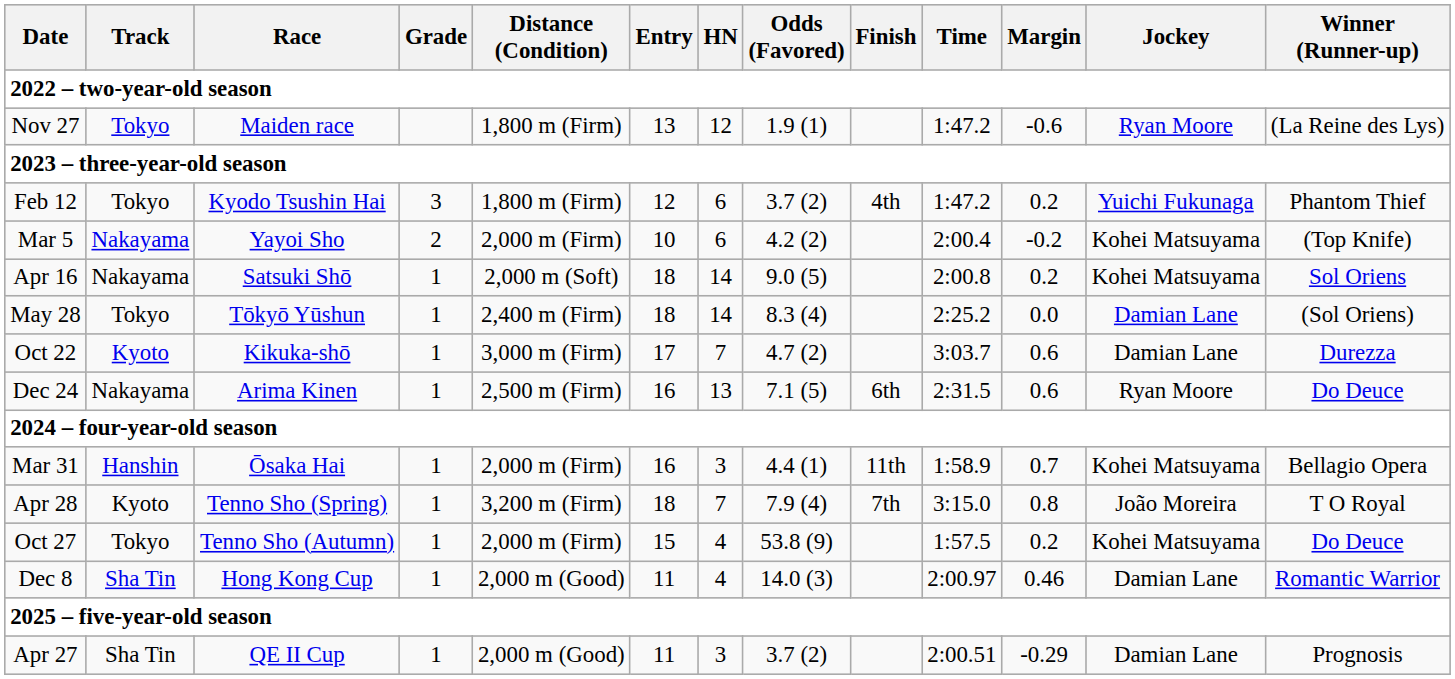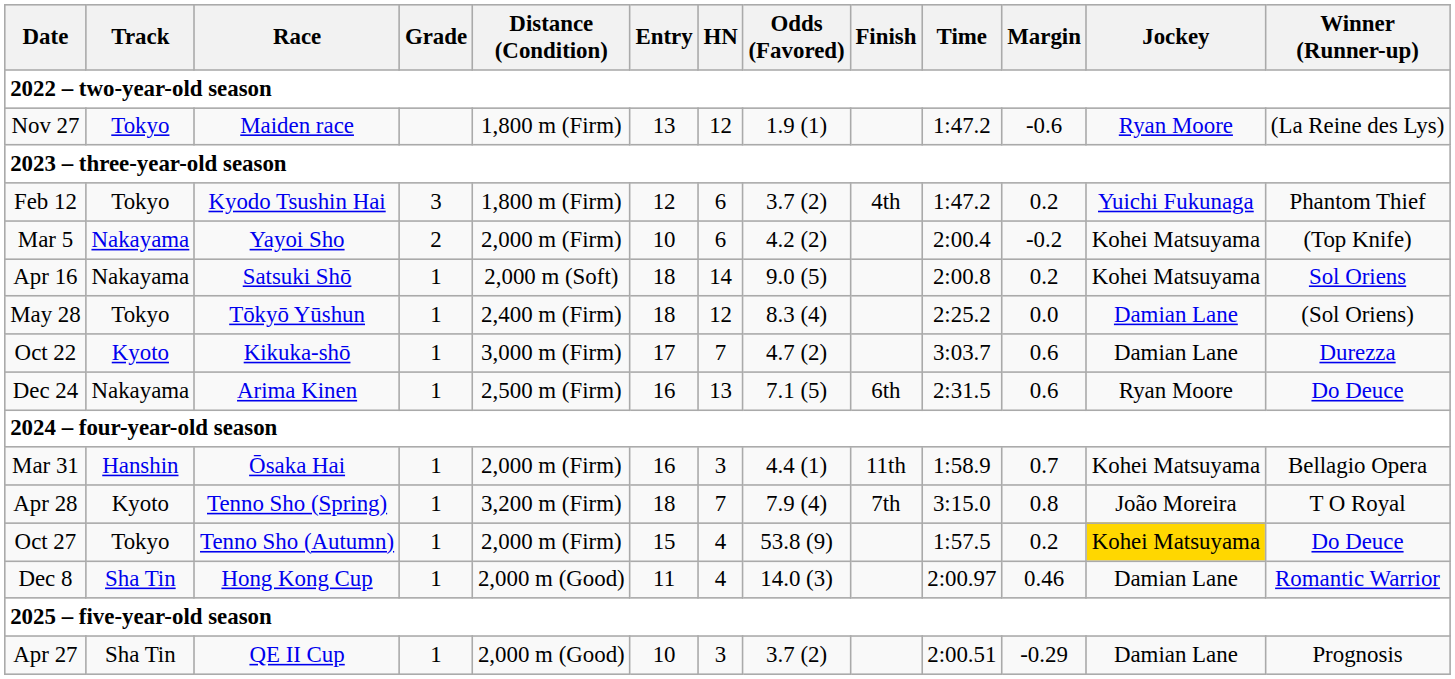(721, 315) 14 -> (721, 315) 12
(1176, 541) no background -> (1176, 541) gold background
(664, 655) 11 -> (664, 655) 10
